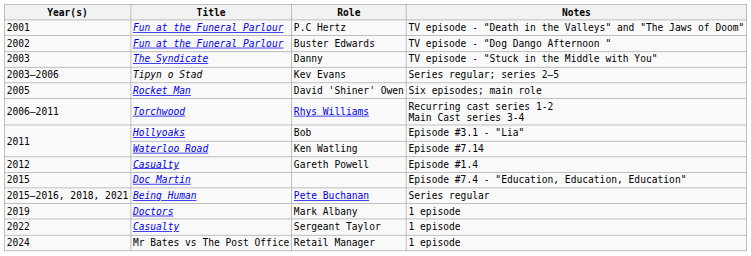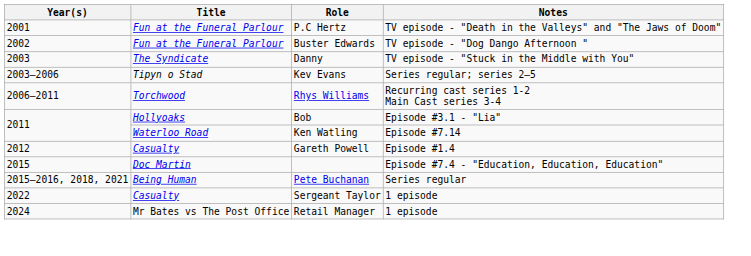- row: (349, 91)
- row: (326, 211)
